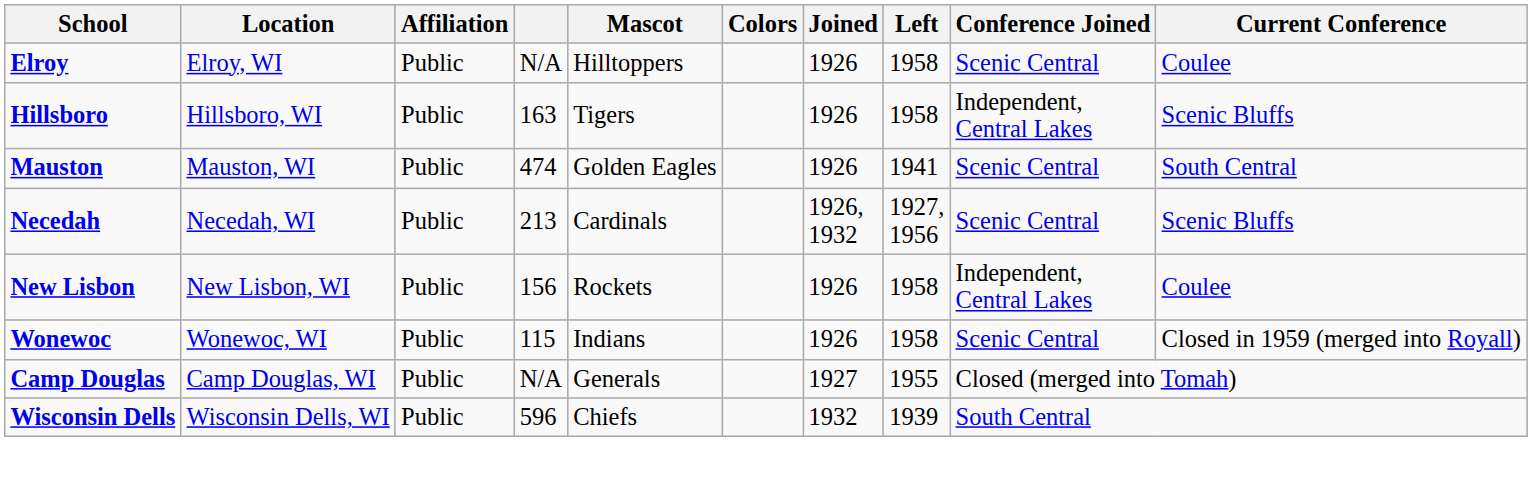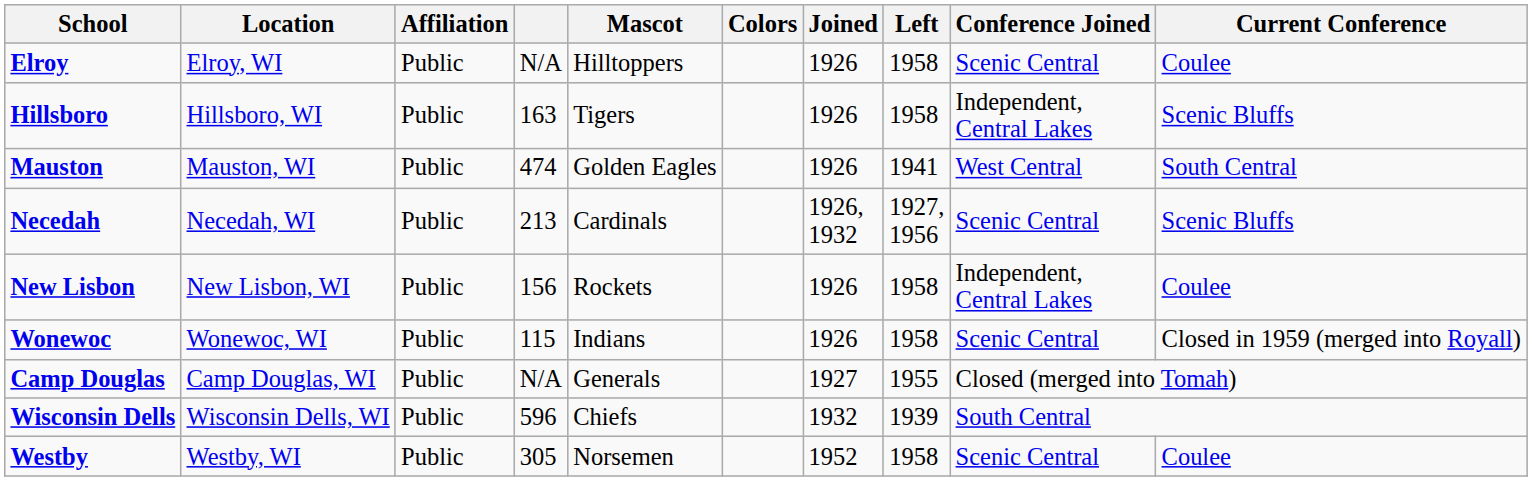(1027, 167) Scenic Central -> (1019, 167) West Central
+ row: (49, 455)
